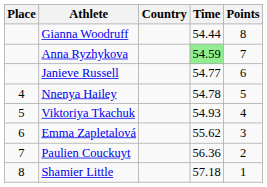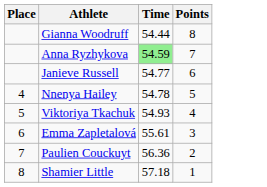- column: (164, 14)
(207, 133) 55.62 -> (156, 133) 55.61
